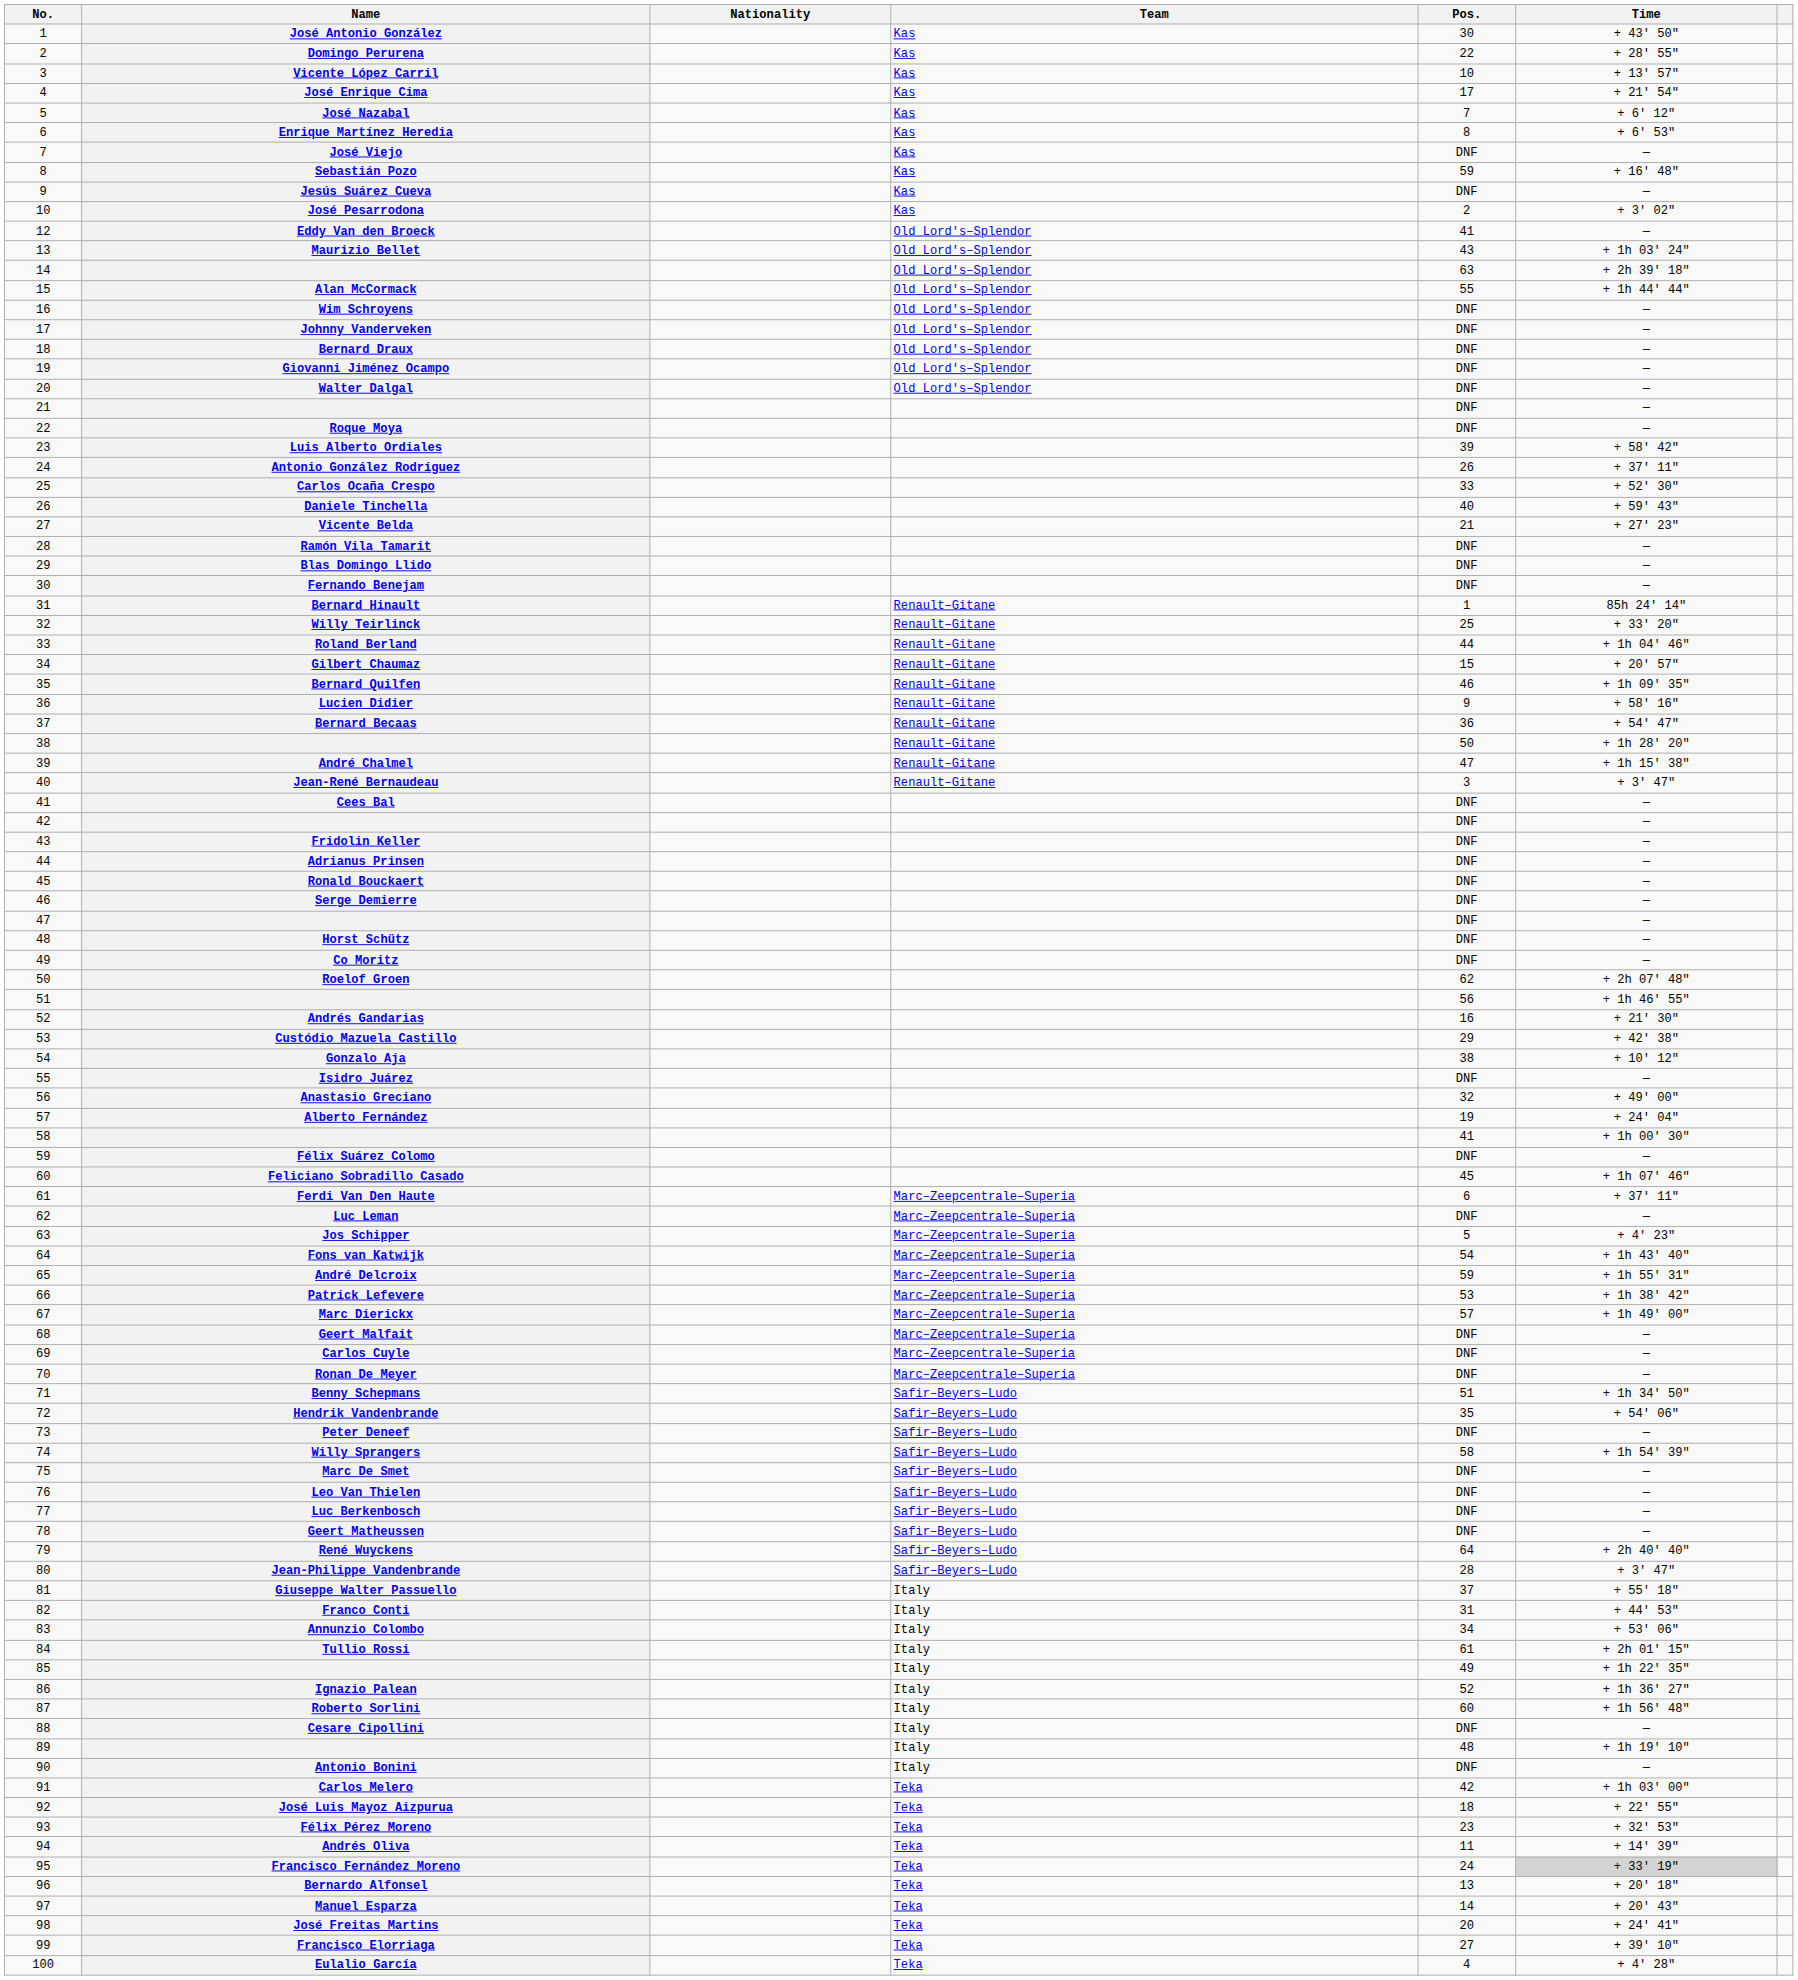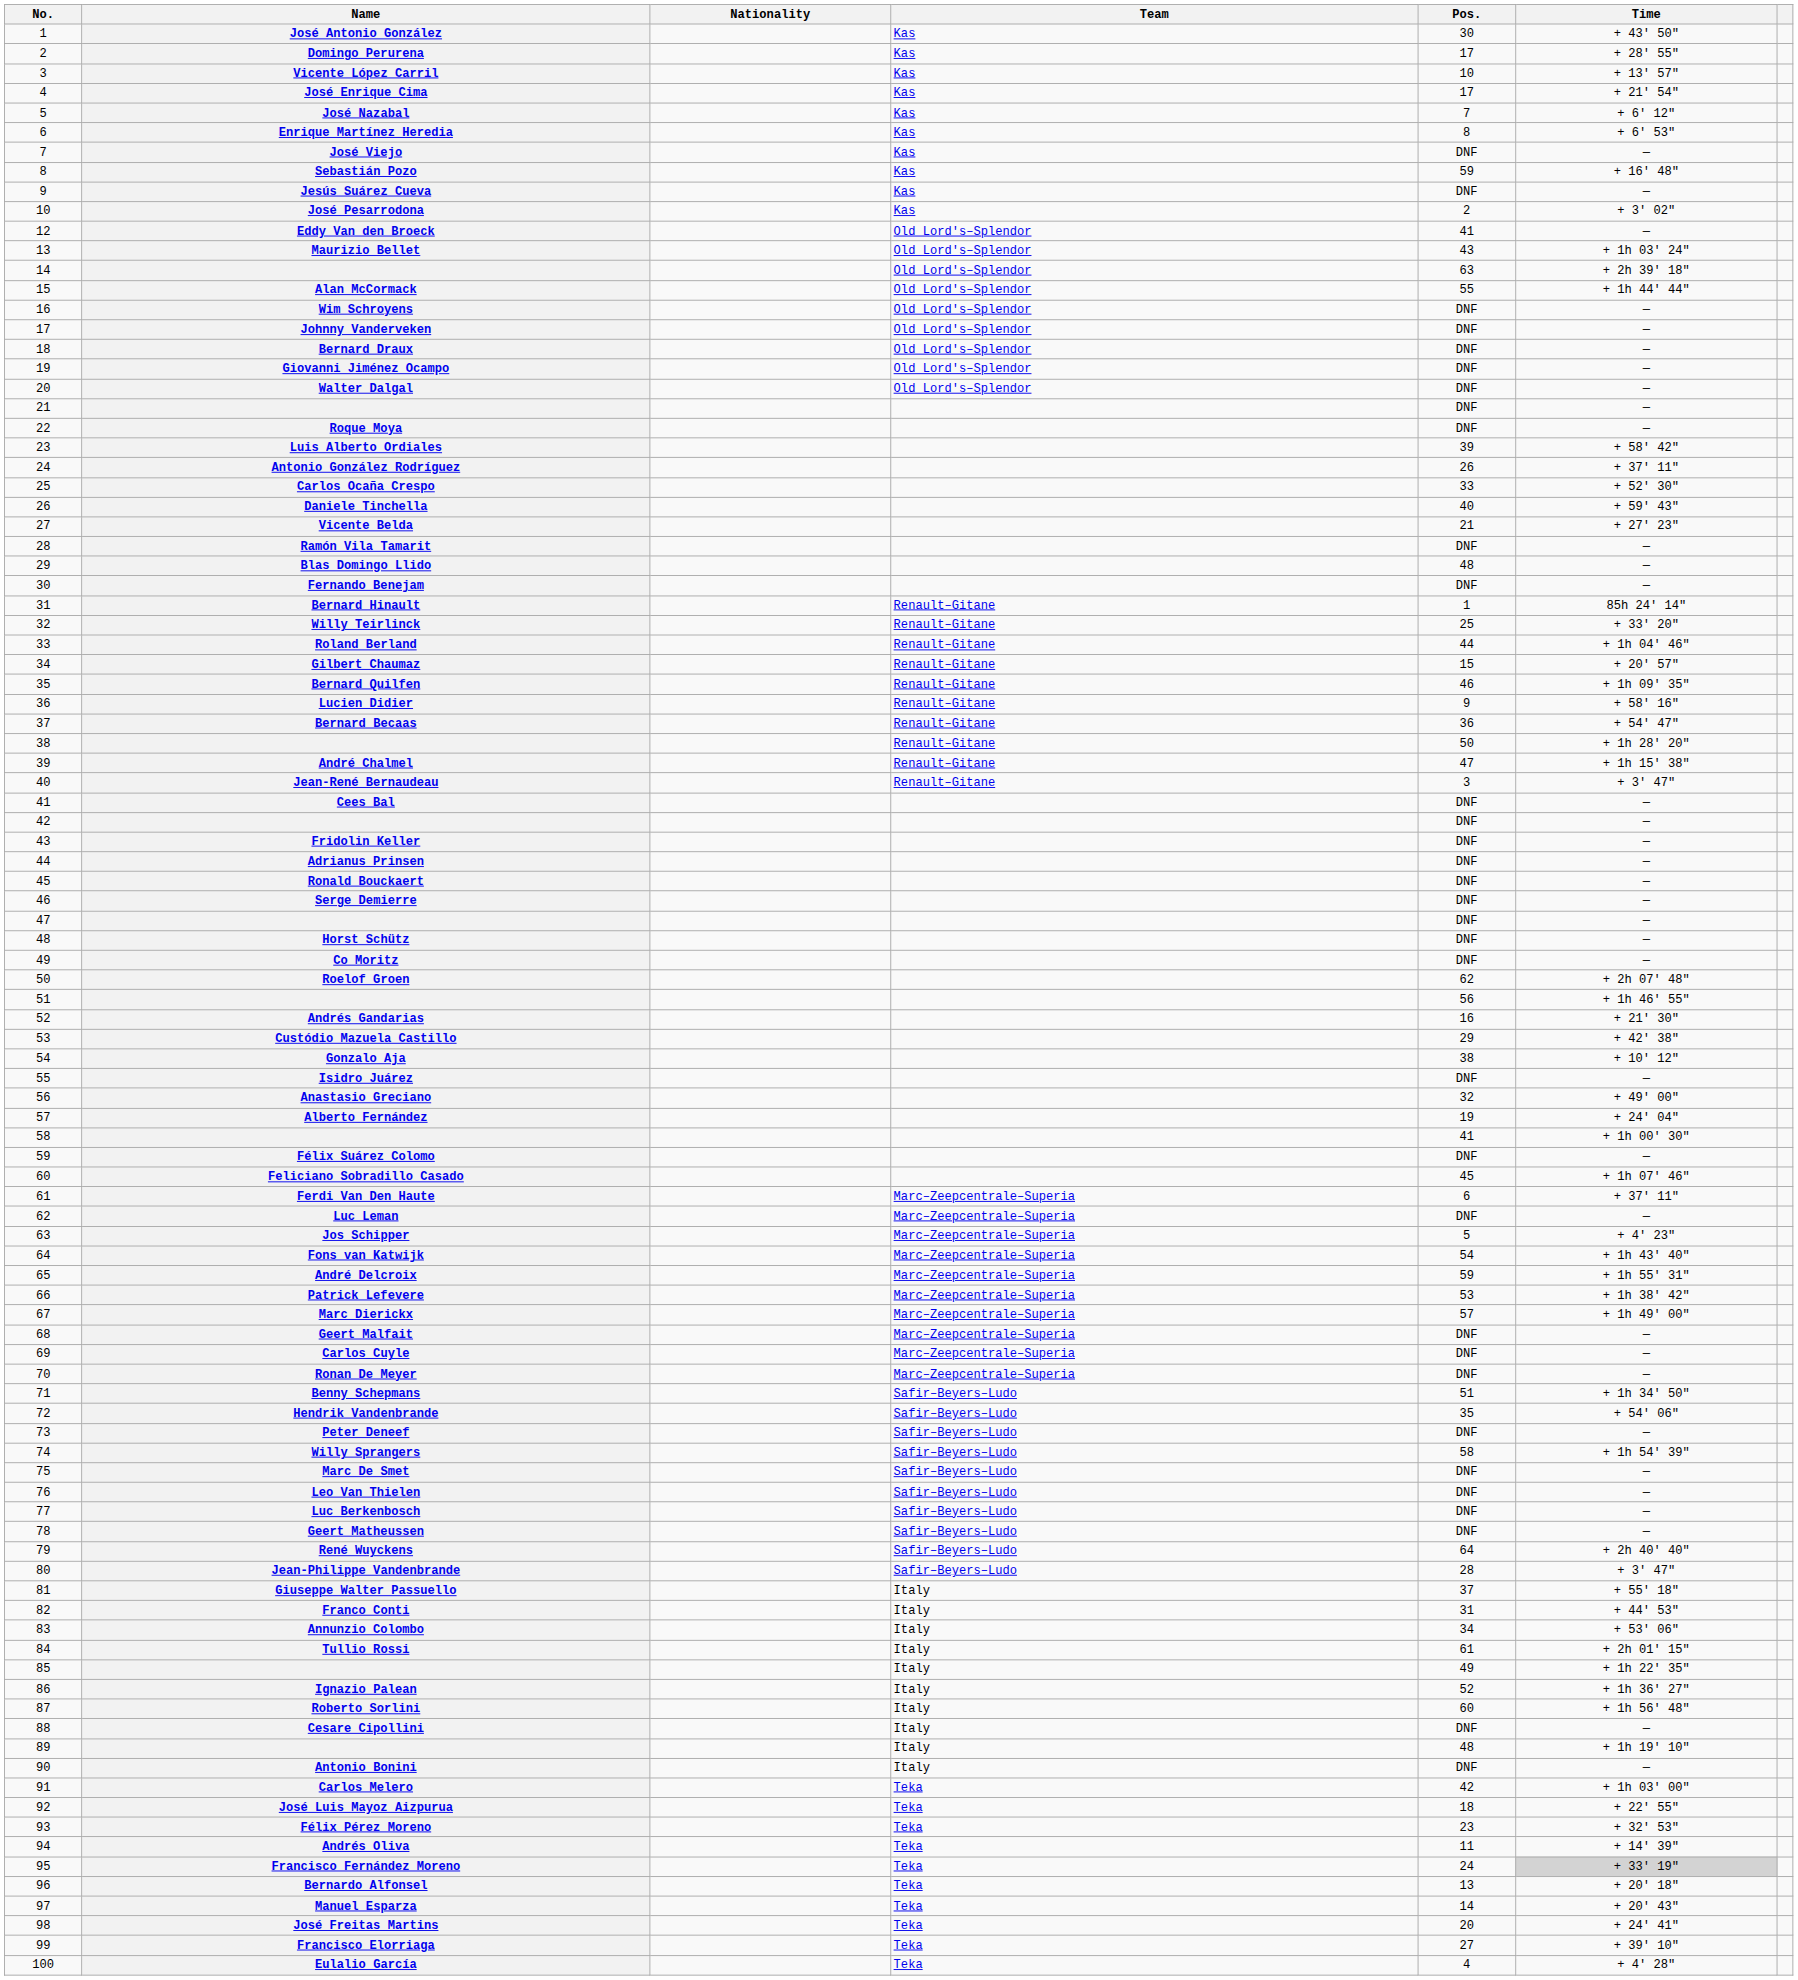(1467, 54) 22 -> (1467, 54) 17
(1467, 566) DNF -> (1467, 566) 48
